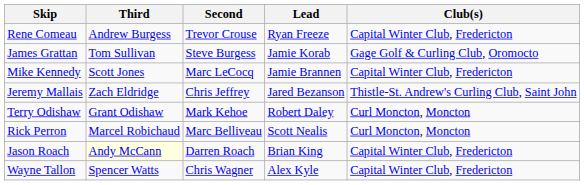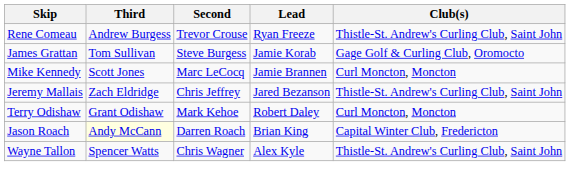(431, 33) Capital Winter Club, Fredericton -> (449, 33) Thistle-St. Andrew's Curling Club, Saint John
(431, 72) Capital Winter Club, Fredericton -> (396, 72) Curl Moncton, Moncton
- row: (37, 131)
(431, 170) Capital Winter Club, Fredericton -> (449, 151) Thistle-St. Andrew's Curling Club, Saint John
